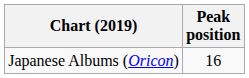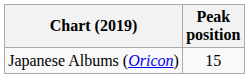(213, 60) 16 -> (213, 60) 15
